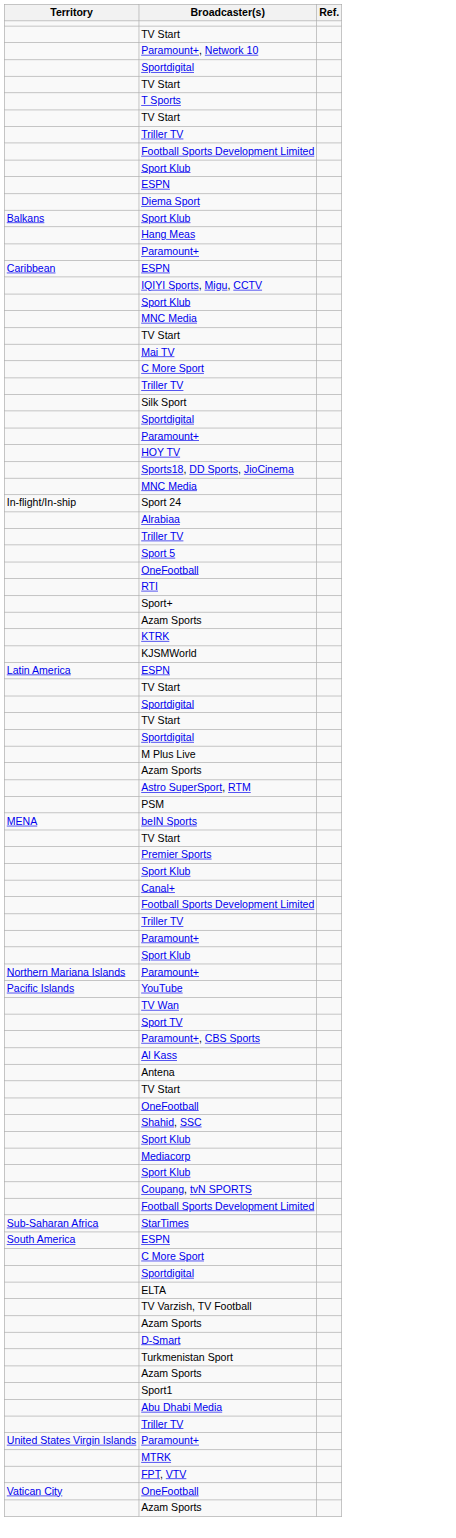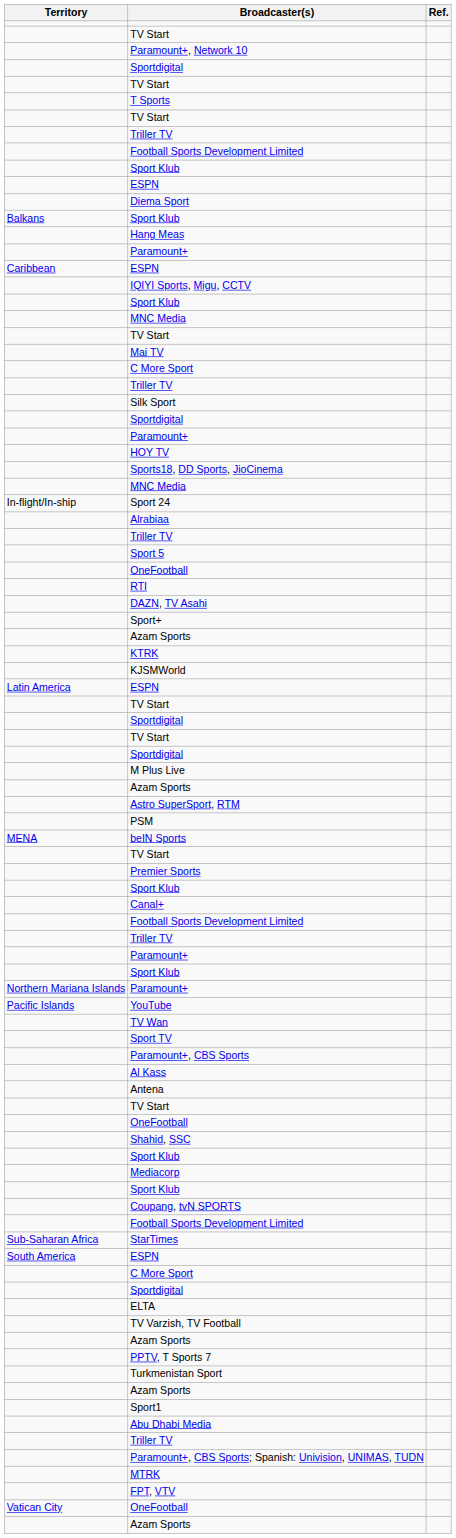+ row: (66, 604)
+ row: (66, 1357)
- row: (72, 1341)
+ row: (66, 1458)
- row: (72, 1441)
